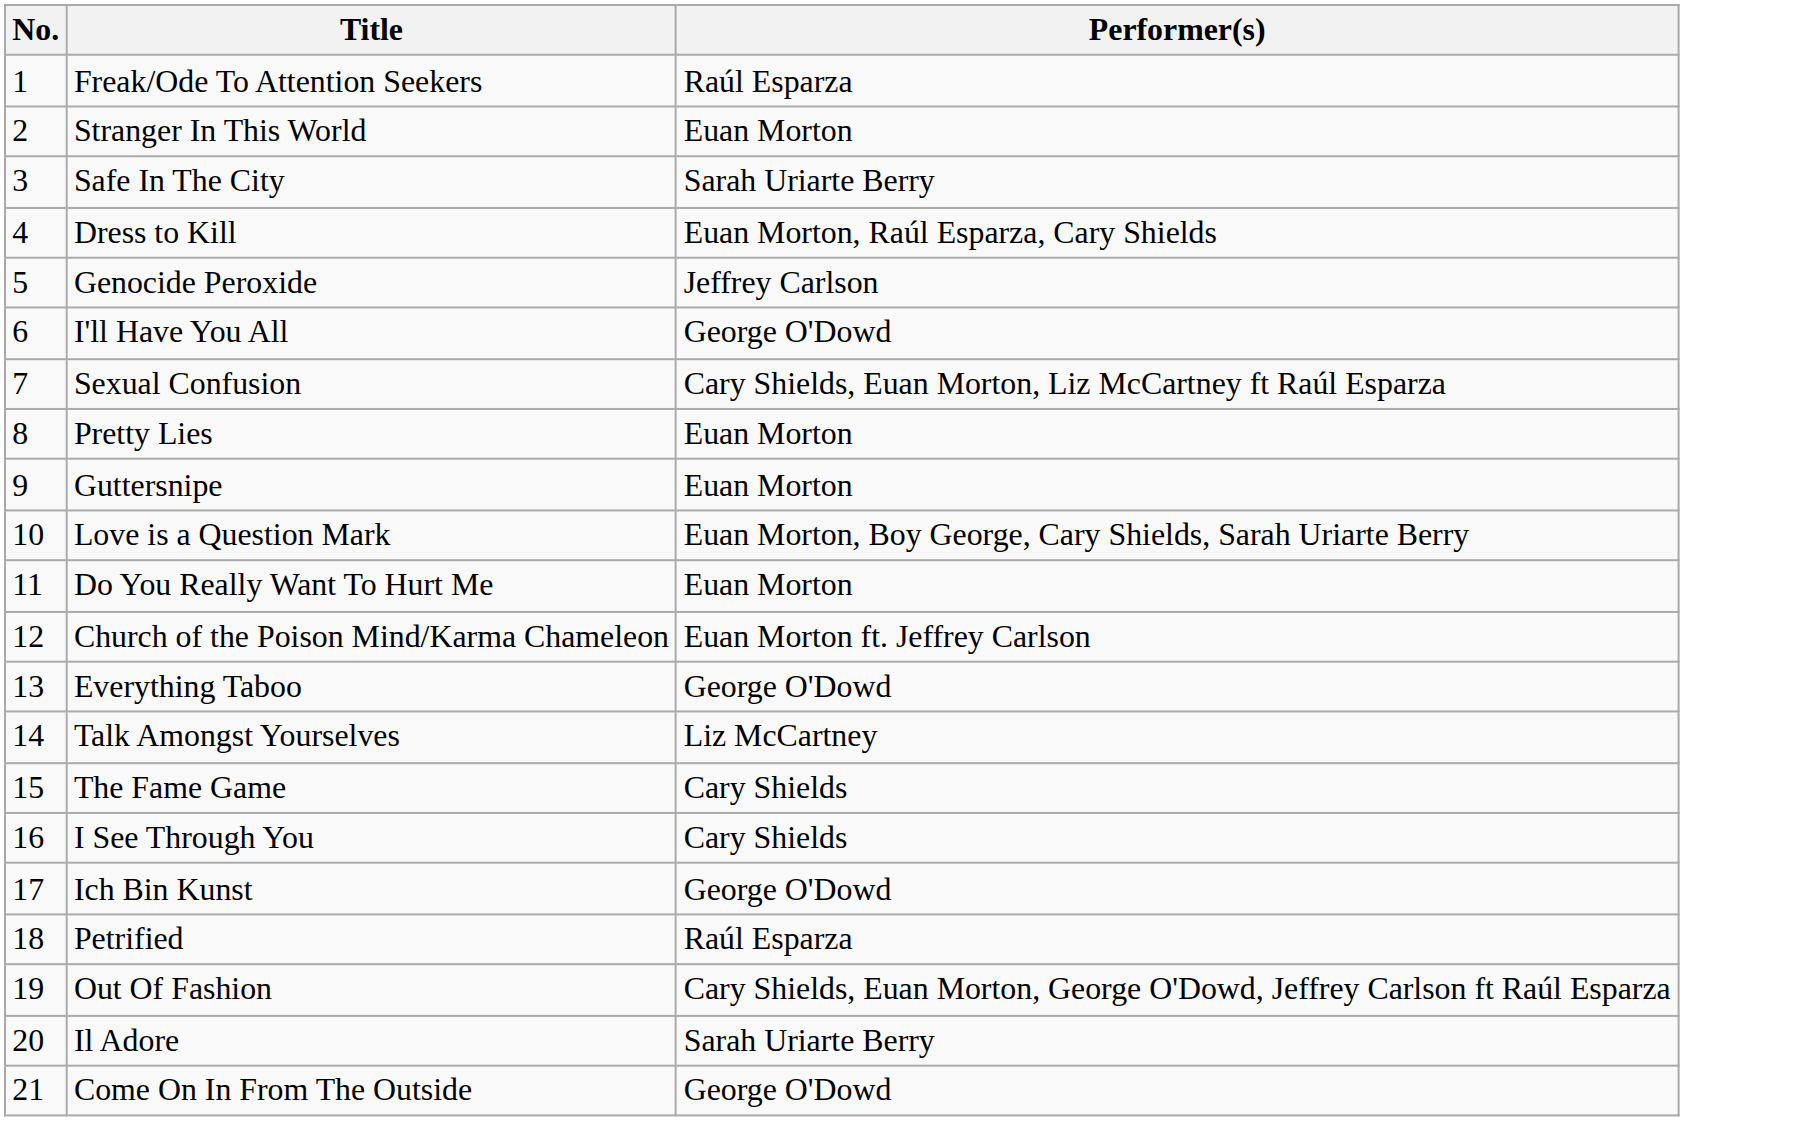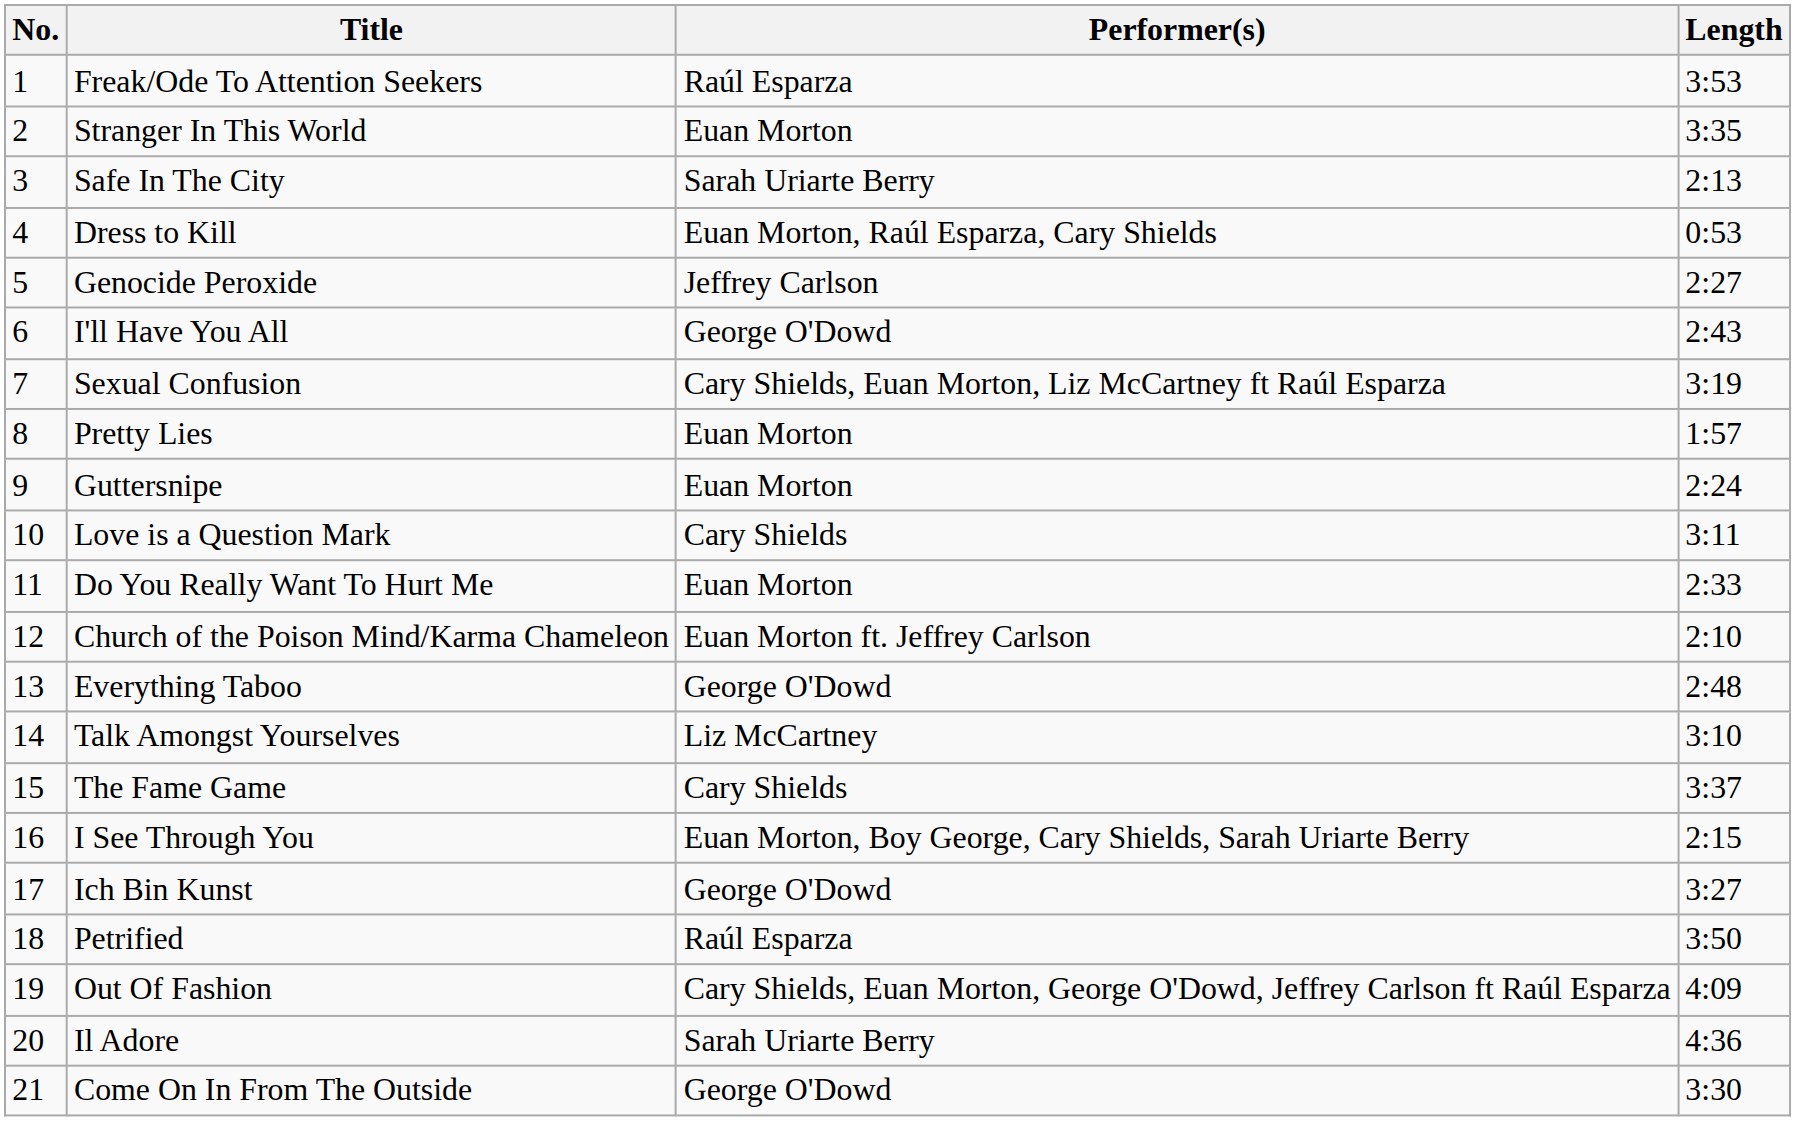+ column: (1734, 29)
(1076, 534) Euan Morton, Boy George, Cary Shields, Sarah Uriarte Berry -> (766, 534) Cary Shields
(766, 837) Cary Shields -> (1076, 837) Euan Morton, Boy George, Cary Shields, Sarah Uriarte Berry
